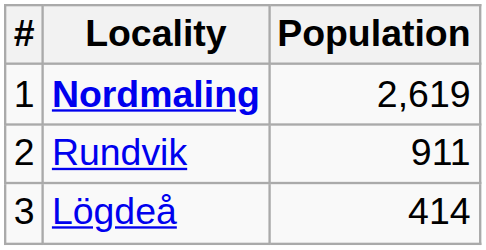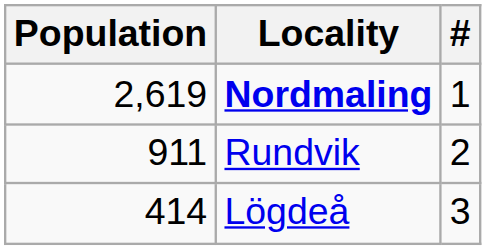columns swapped: (24, 34) <-> (374, 34)
